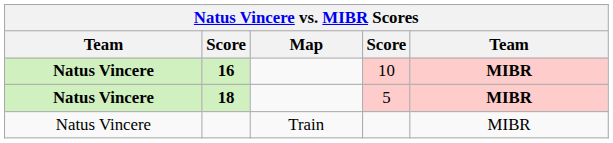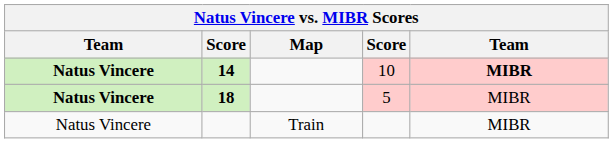(226, 71) 16 -> (226, 71) 14
(509, 97) bold -> (509, 97) normal
